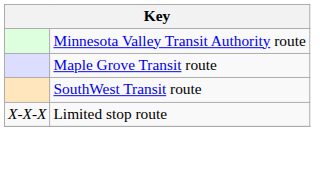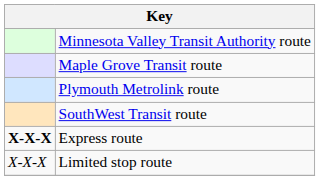+ row: (139, 89)
+ row: (101, 138)
